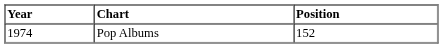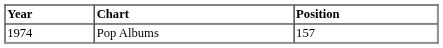(306, 33) 152 -> (306, 33) 157
